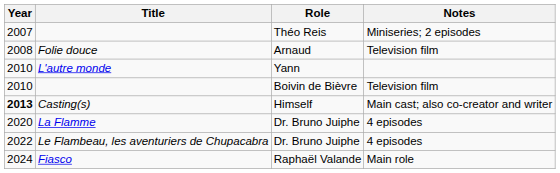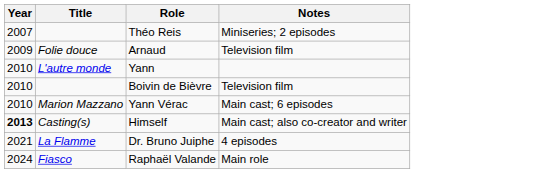(20, 50) 2008 -> (20, 50) 2009
+ row: (81, 104)
(20, 123) 2020 -> (20, 141) 2021
- row: (153, 141)
